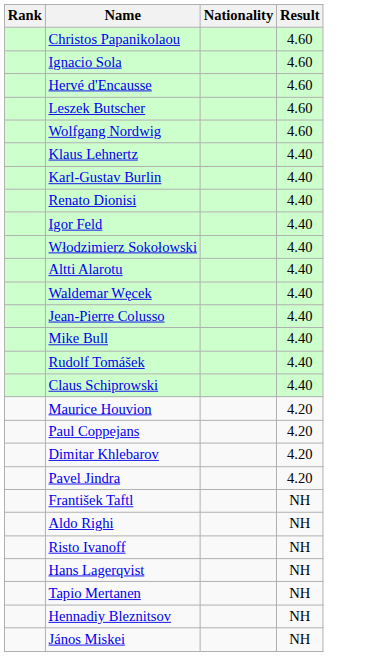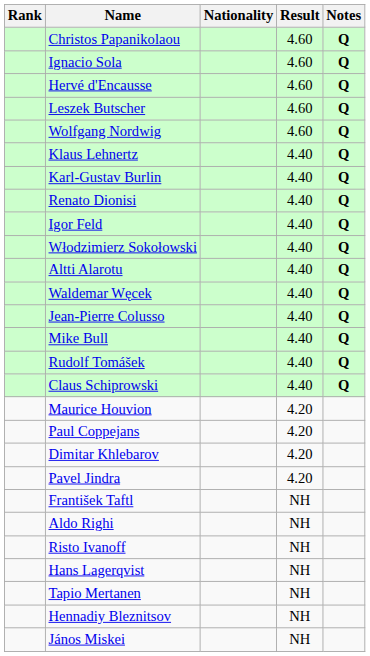+ column: (344, 16)
